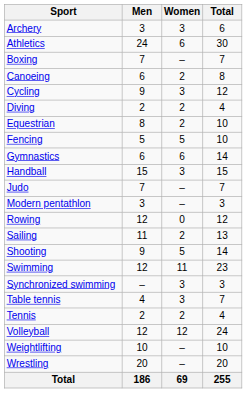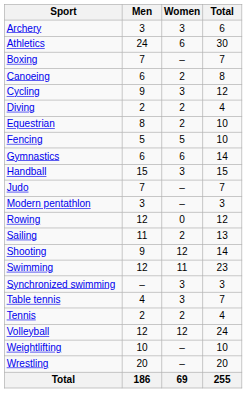(182, 252) 5 -> (182, 252) 12
